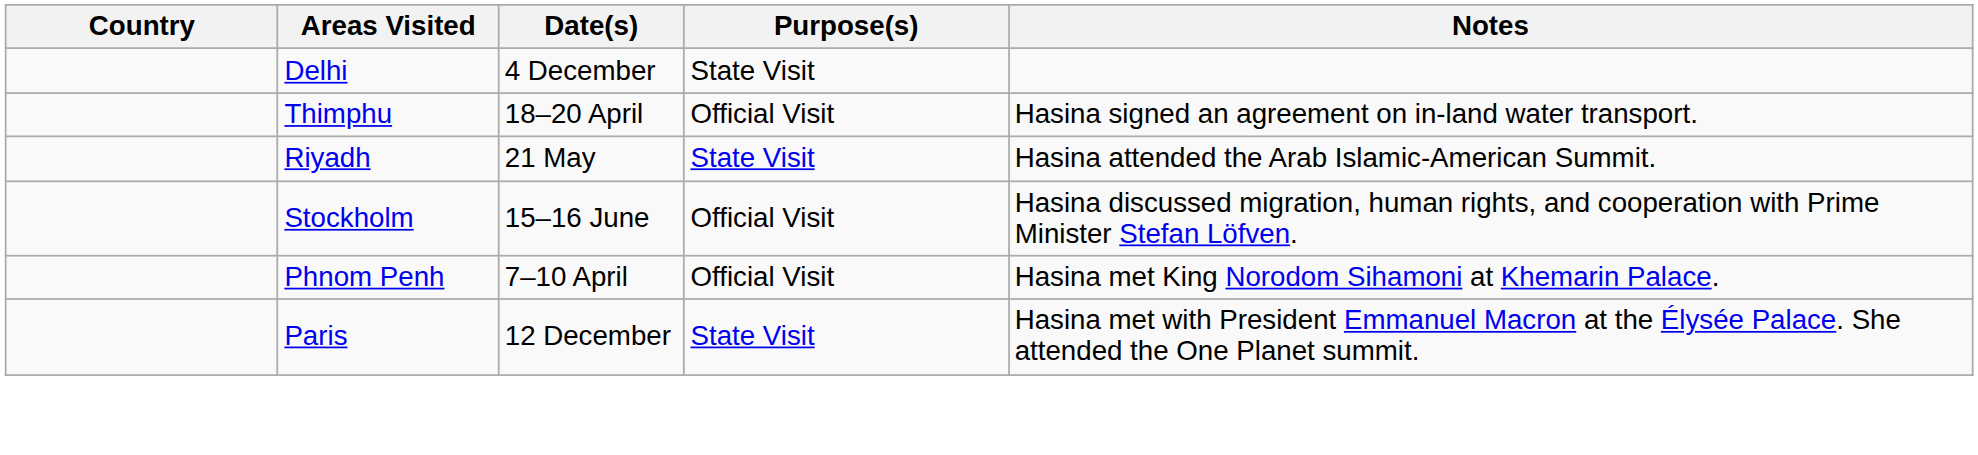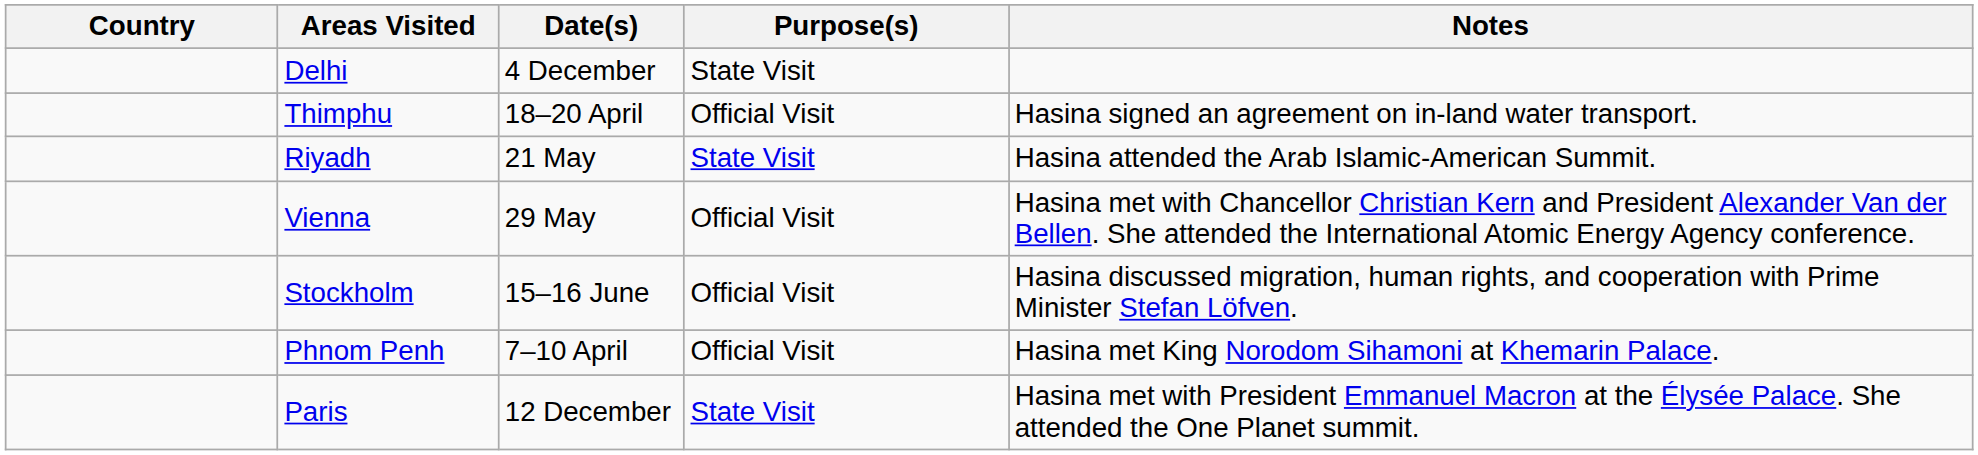+ row: (327, 217)
